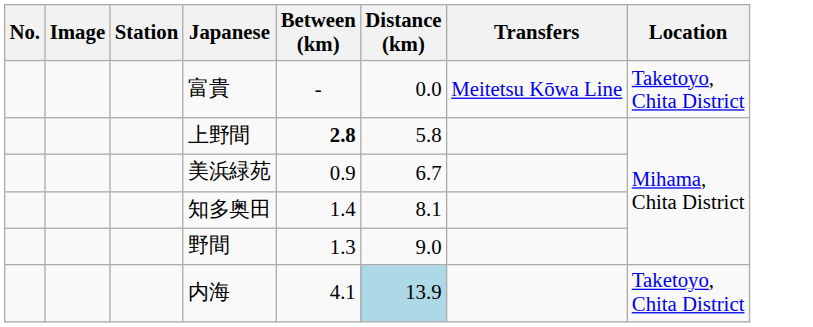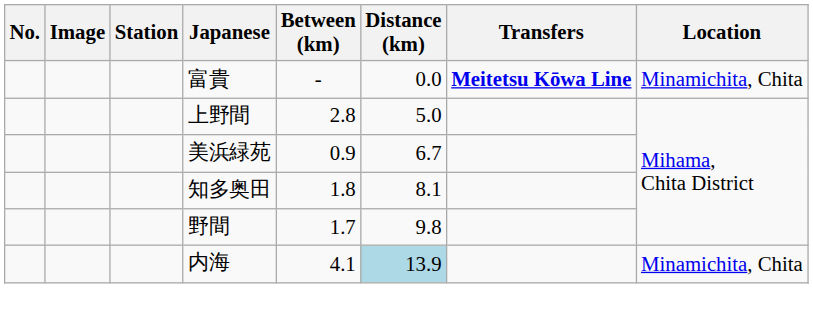(537, 89) normal -> (541, 79) bold
(688, 89) Taketoyo, Chita District -> (722, 79) Minamichita, Chita
(343, 135) bold -> (343, 116) normal
(429, 135) 5.8 -> (429, 116) 5.0
(343, 209) 1.4 -> (343, 189) 1.8
(343, 246) 1.3 -> (343, 226) 1.7
(429, 246) 9.0 -> (429, 226) 9.8
(688, 293) Taketoyo, Chita District -> (722, 263) Minamichita, Chita
